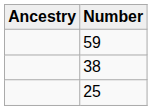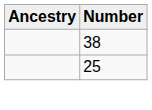- row: (92, 42)
